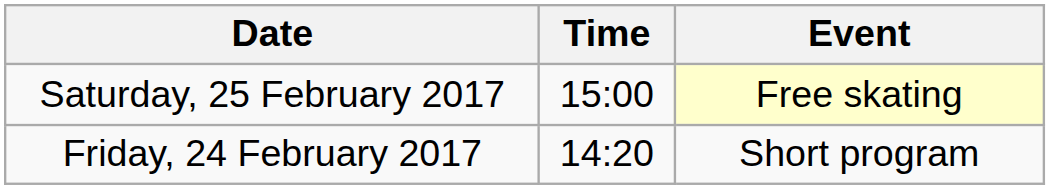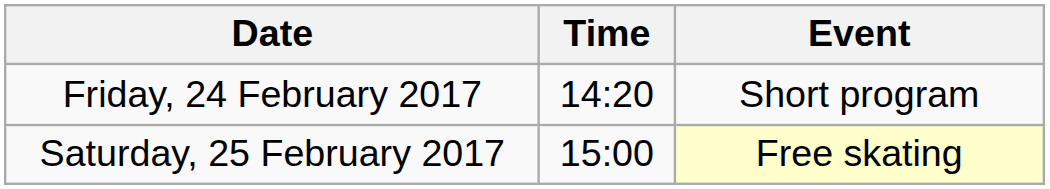rows swapped: (272, 153) <-> (272, 93)
